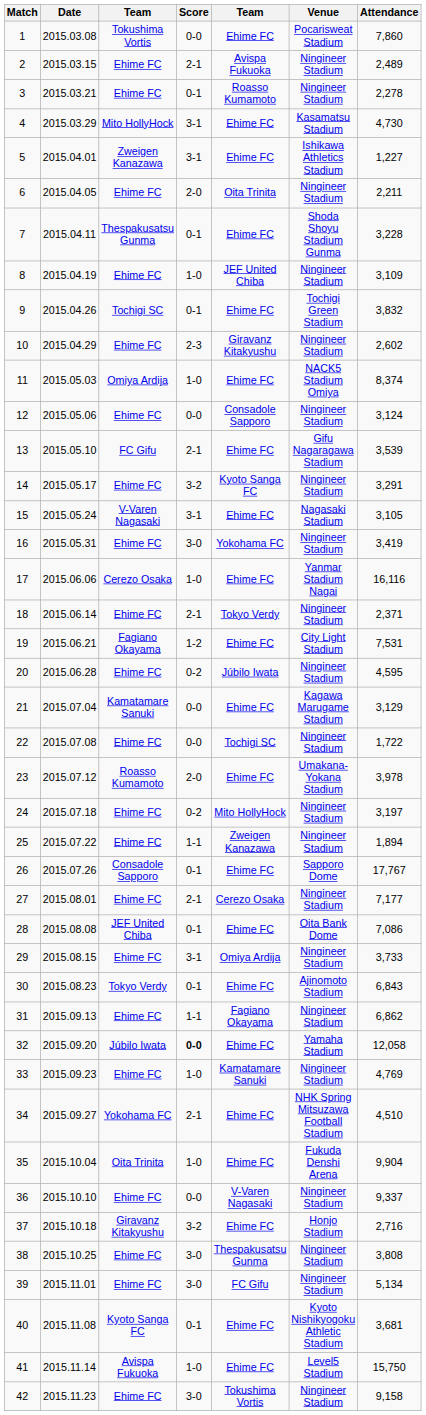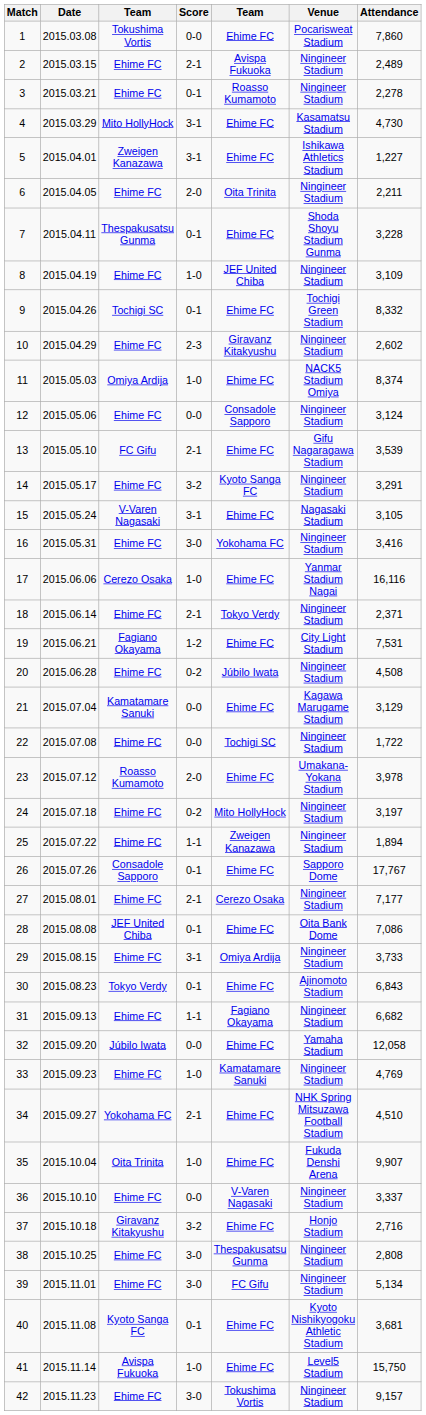(389, 310) 3,832 -> (389, 310) 8,332
(389, 544) 3,419 -> (389, 544) 3,416
(389, 672) 4,595 -> (389, 672) 4,508
(389, 1016) 6,862 -> (389, 1016) 6,682
(194, 1045) bold -> (194, 1045) normal
(389, 1162) 9,904 -> (389, 1162) 9,907
(389, 1197) 9,337 -> (389, 1197) 3,337
(389, 1256) 3,808 -> (389, 1256) 2,808
(389, 1396) 9,158 -> (389, 1396) 9,157
